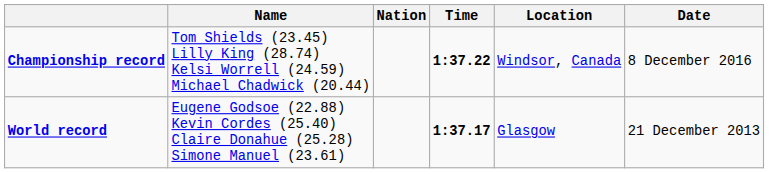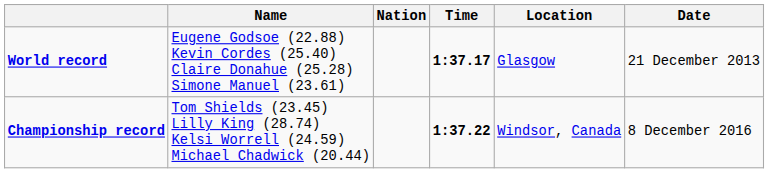rows swapped: (57, 132) <-> (86, 62)
